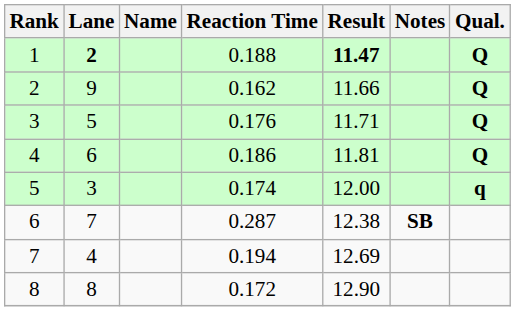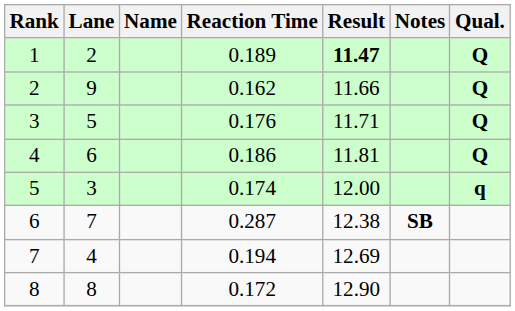(91, 54) bold -> (91, 54) normal
(252, 54) 0.188 -> (252, 54) 0.189
